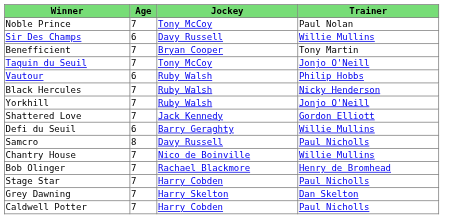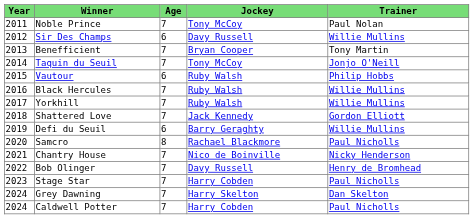+ column: (19, 11)
(340, 89) Nicky Henderson -> (367, 89) Willie Mullins
(334, 103) Jonjo O'Neill -> (367, 103) Willie Mullins
(191, 142) Davy Russell -> (234, 142) Rachael Blackmore
(337, 155) Willie Mullins -> (370, 155) Nicky Henderson
(204, 168) Rachael Blackmore -> (221, 168) Davy Russell
